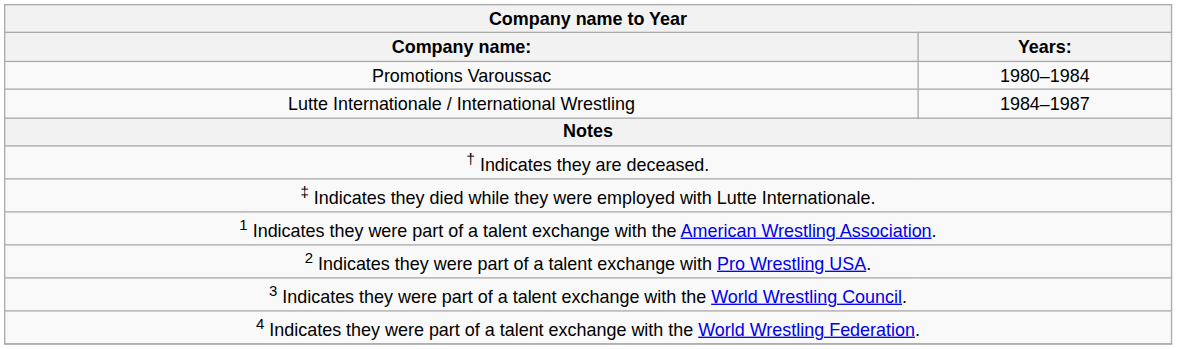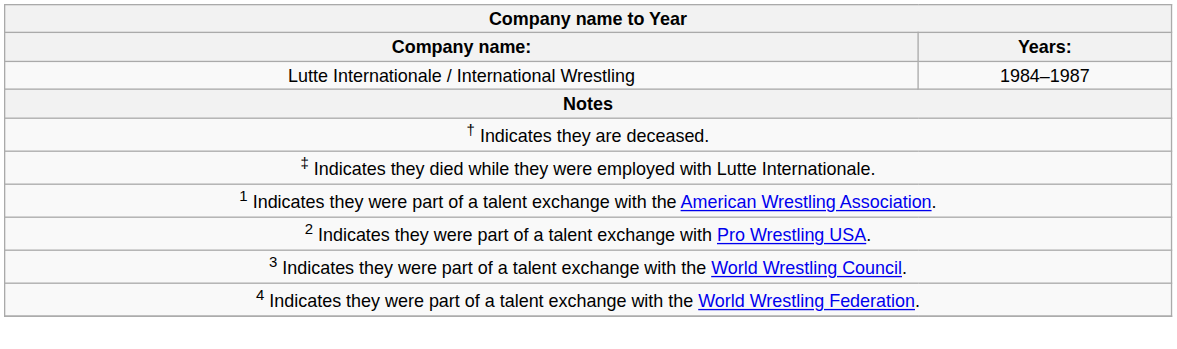- row: (462, 75)
